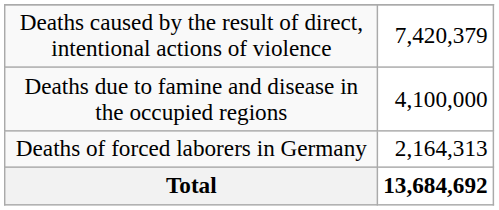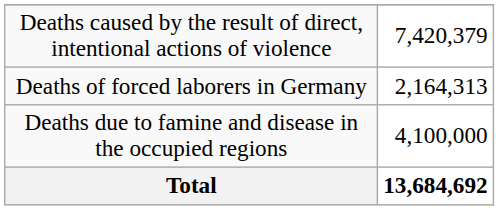rows swapped: (191, 148) <-> (191, 98)
